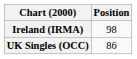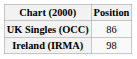rows swapped: (48, 29) <-> (48, 45)
